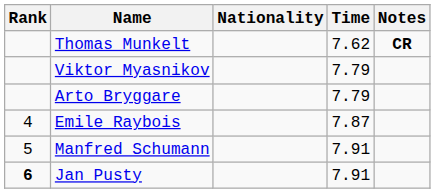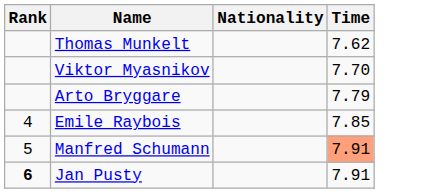- column: (402, 18)
(351, 70) 7.79 -> (351, 70) 7.70
(351, 123) 7.87 -> (351, 123) 7.85
(351, 149) no background -> (351, 149) lightsalmon background
